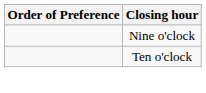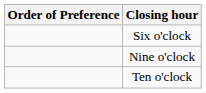+ row: (162, 35)
